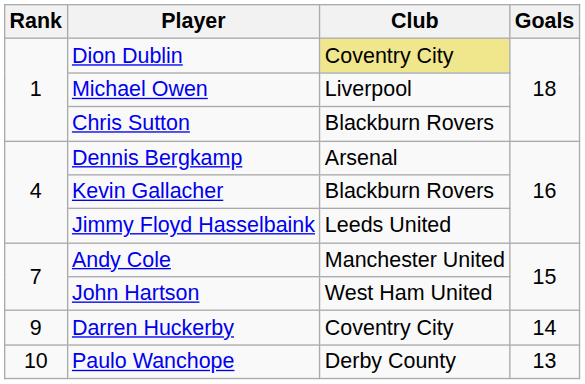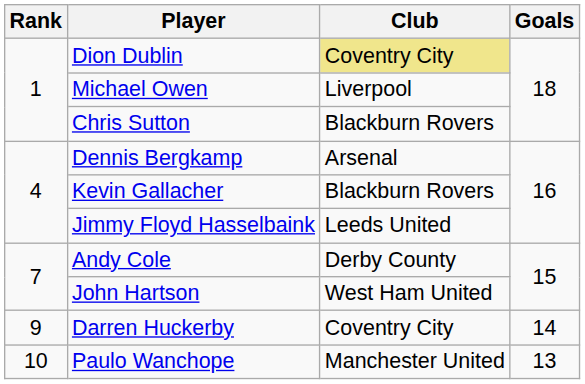(415, 259) Manchester United -> (390, 259) Derby County
(390, 361) Derby County -> (415, 361) Manchester United
